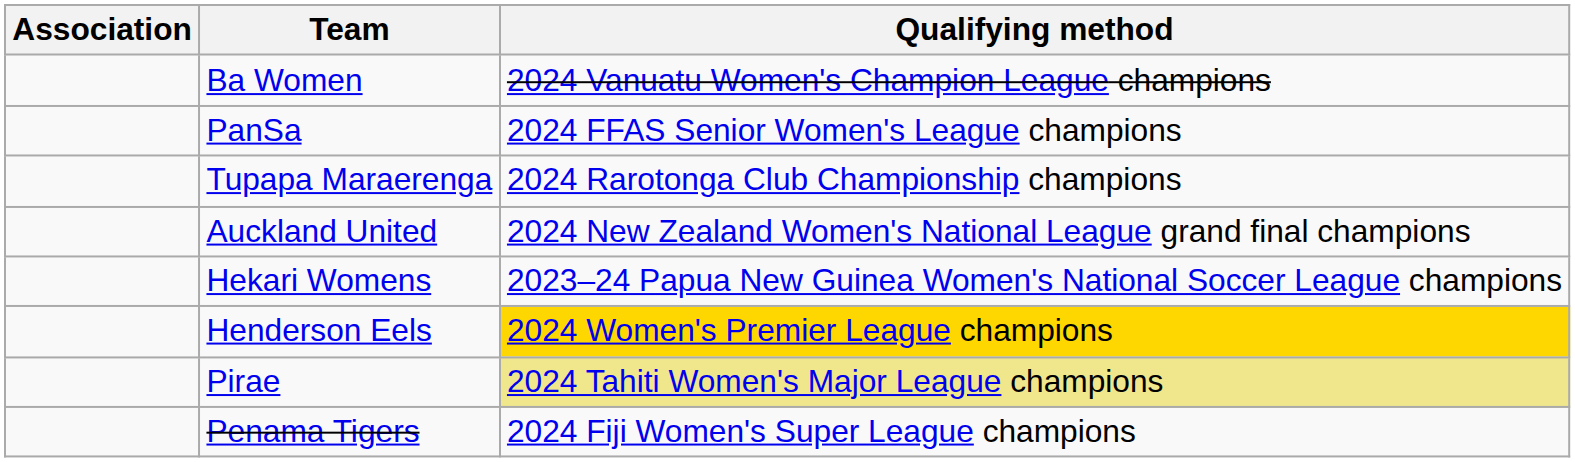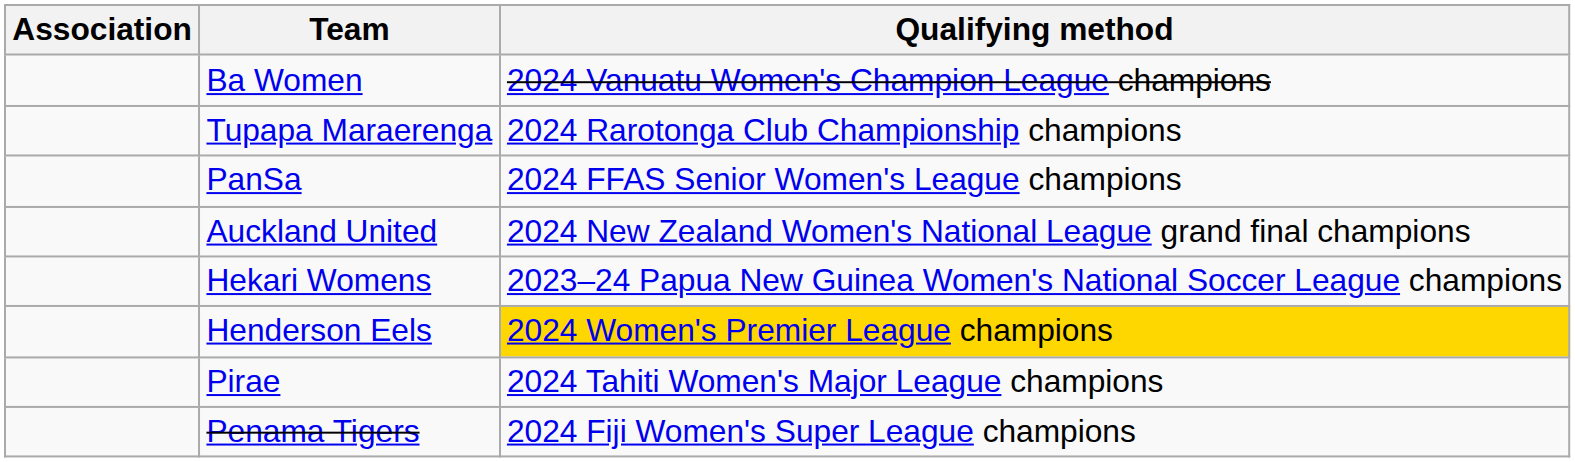rows swapped: (254, 130) <-> (349, 180)
(835, 381) khaki background -> (835, 381) no background
